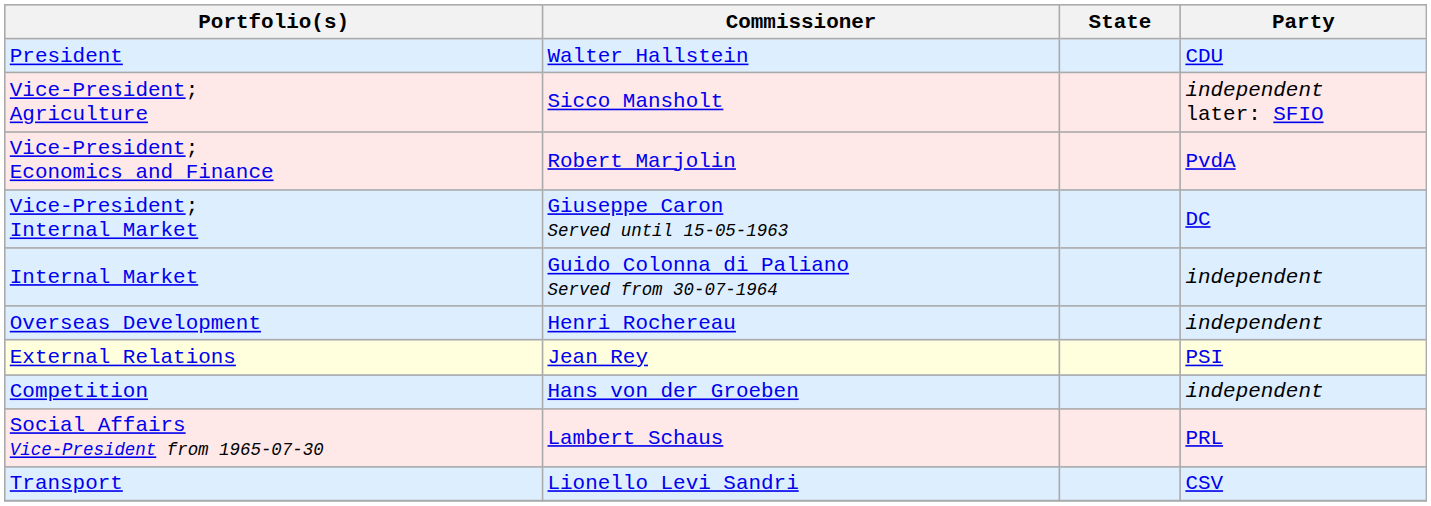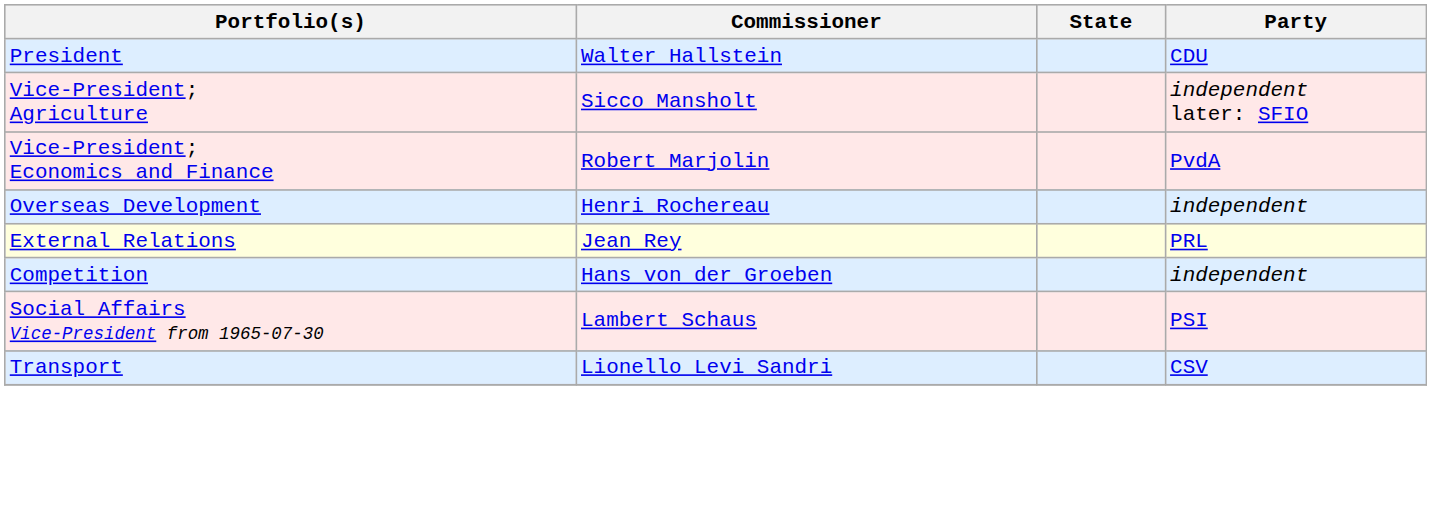- row: (104, 219)
- row: (104, 277)
(1204, 357) PSI -> (1189, 241) PRL
(1204, 438) PRL -> (1189, 321) PSI
